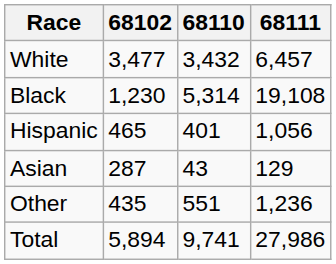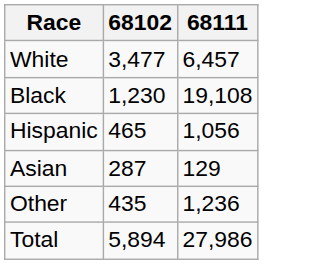- column: (214, 22)
